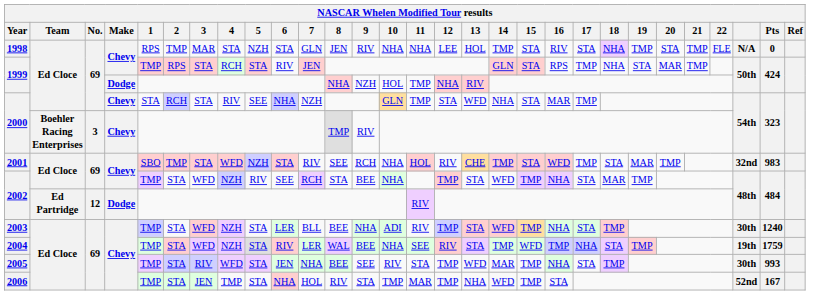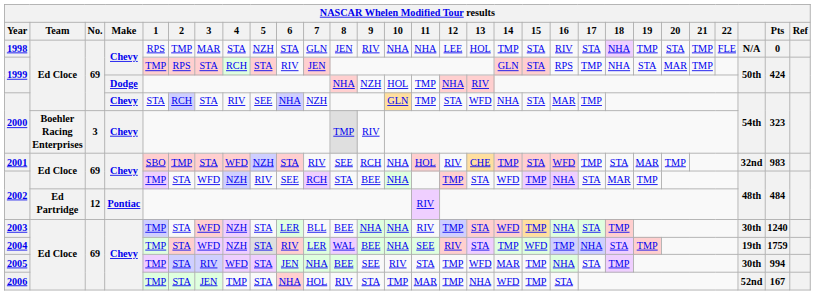(121, 204) Dodge -> (124, 204) Pontiac
(393, 228) ADI -> (398, 228) NHA
(772, 263) 993 -> (778, 263) 994
